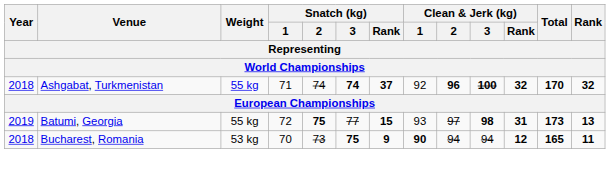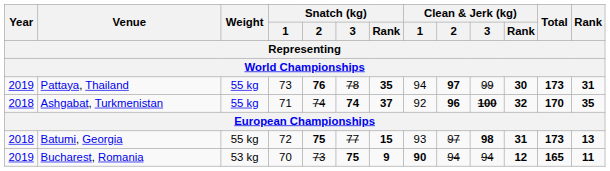+ row: (85, 85)
(588, 85) 32 -> (588, 103) 35
(21, 121) 2019 -> (21, 139) 2018
(21, 139) 2018 -> (21, 157) 2019
